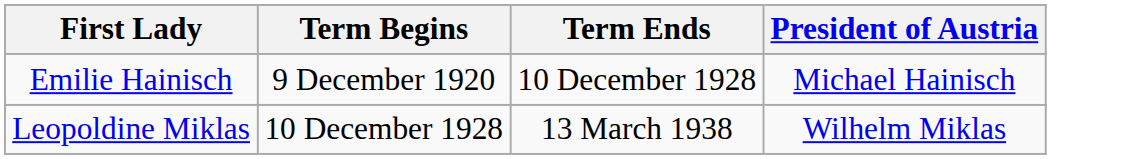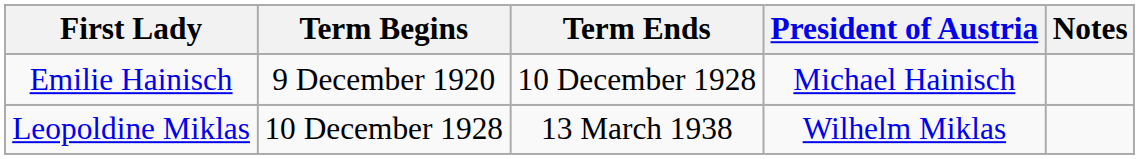+ column: (1090, 29)
